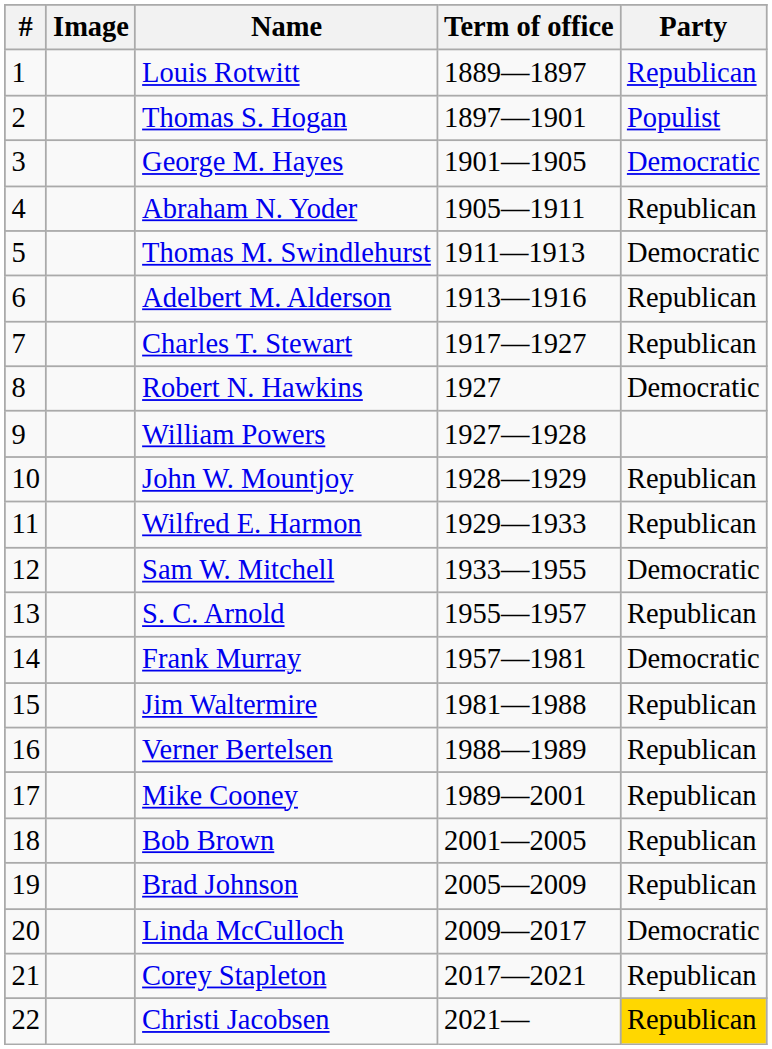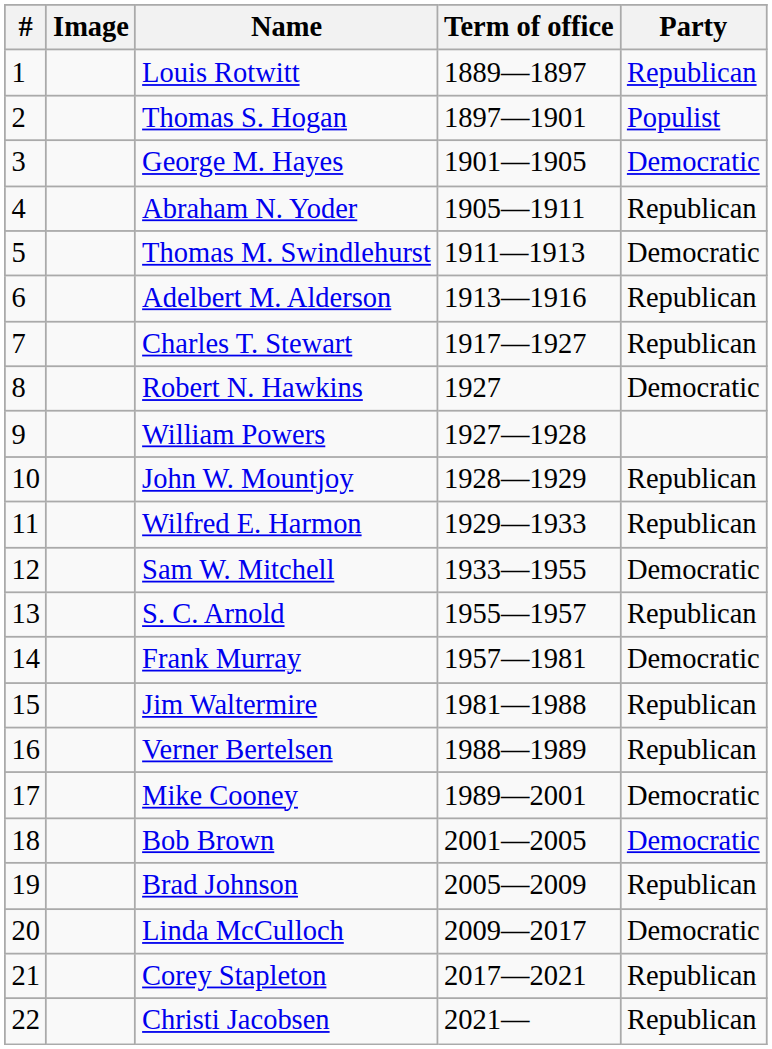(692, 794) Republican -> (693, 794) Democratic
(692, 840) Republican -> (693, 840) Democratic
(692, 1020) gold background -> (692, 1020) no background
